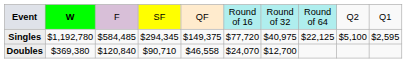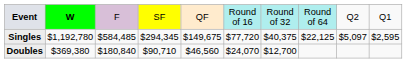(202, 37) $149,375 -> (202, 37) $149,675
(280, 37) $40,975 -> (280, 37) $40,375
(353, 37) $5,100 -> (353, 37) $5,097
(117, 51) $120,840 -> (117, 51) $180,840
(202, 51) $46,558 -> (202, 51) $46,560
